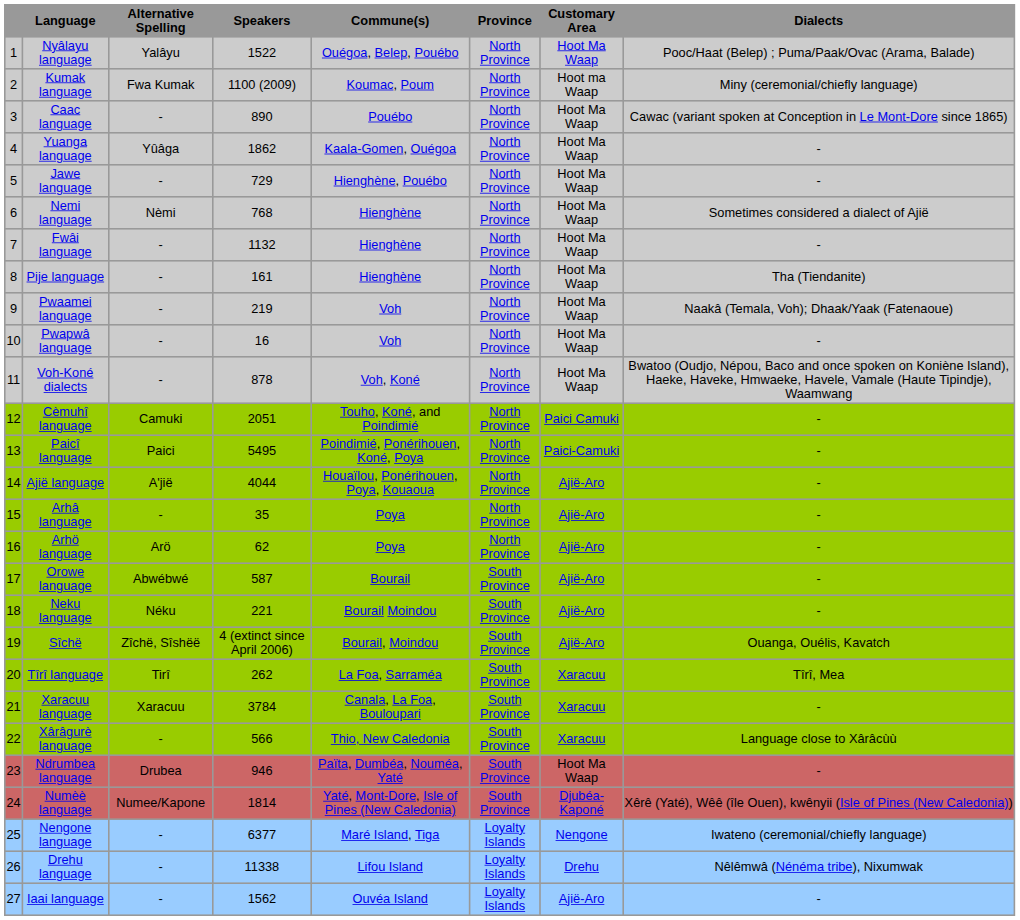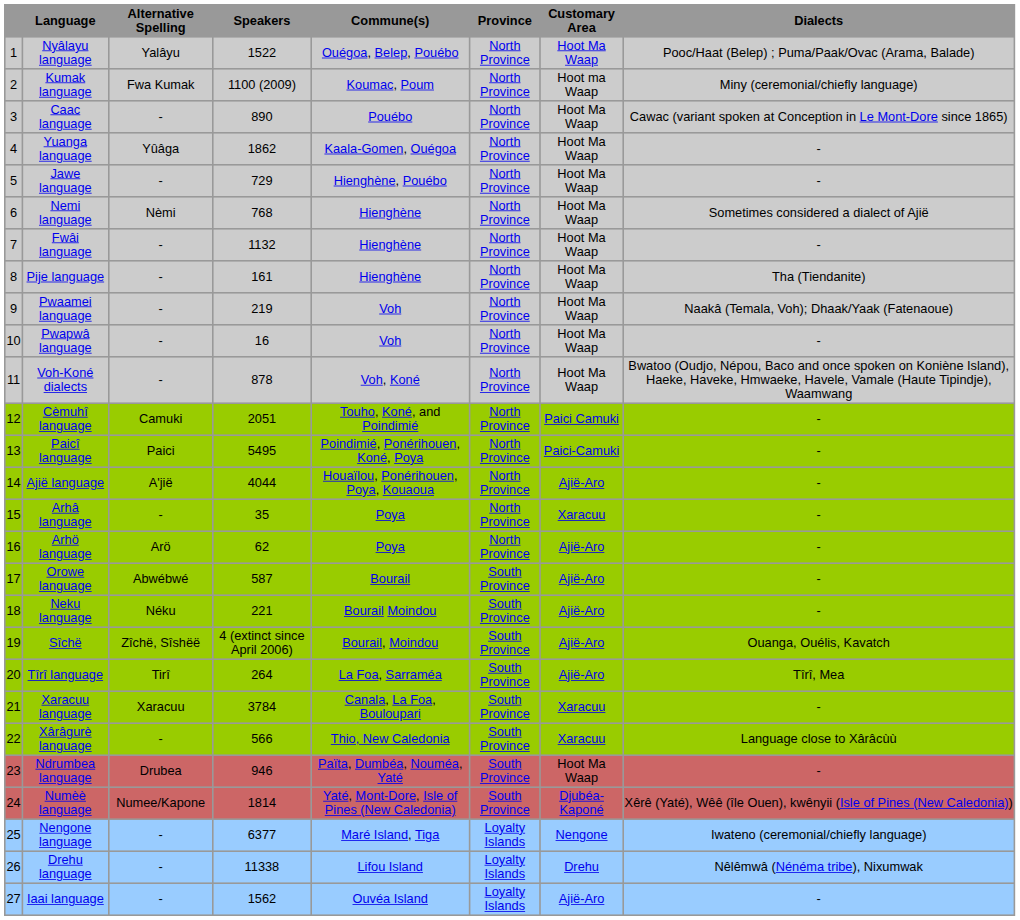(582, 515) Ajië-Aro -> (582, 515) Xaracuu
(262, 675) 262 -> (262, 675) 264
(582, 675) Xaracuu -> (582, 675) Ajië-Aro
